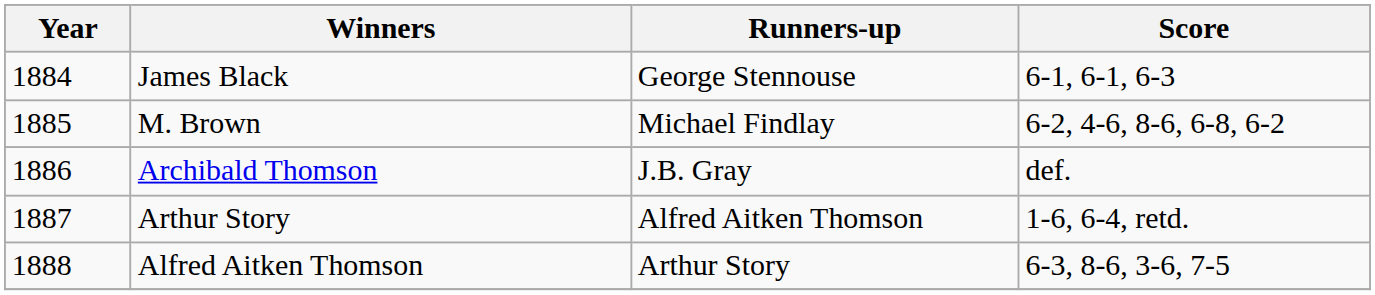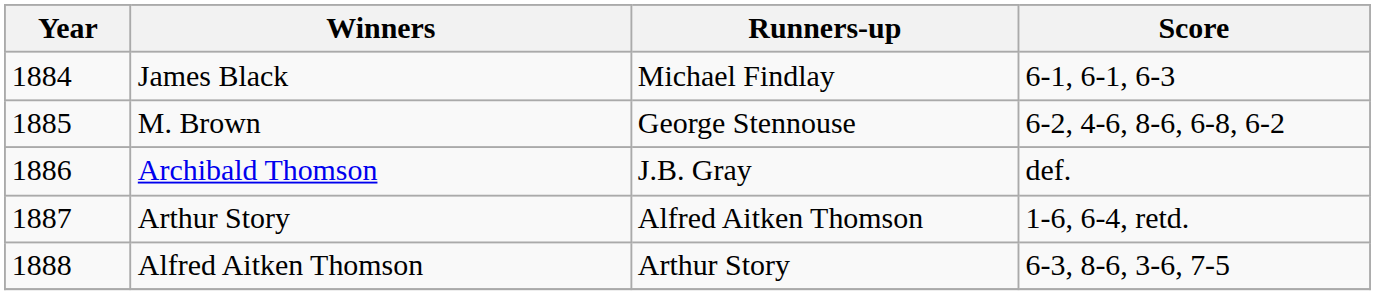(747, 75) George Stennouse -> (736, 75) Michael Findlay
(736, 123) Michael Findlay -> (747, 123) George Stennouse
